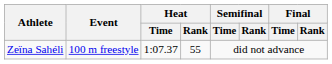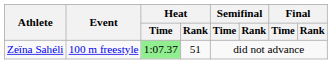(161, 50) no background -> (161, 50) lightgreen background
(195, 50) 55 -> (195, 50) 51
